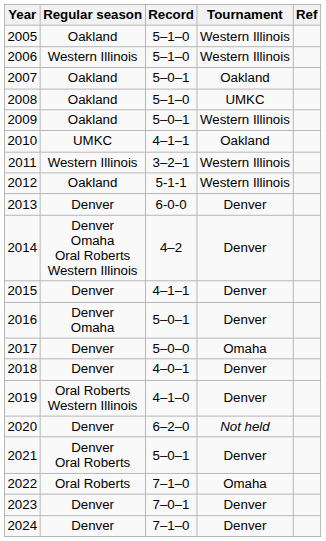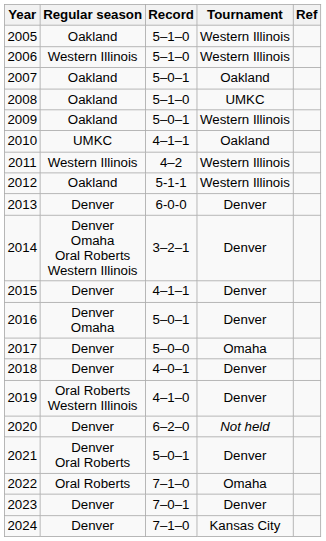(171, 162) 3–2–1 -> (171, 162) 4–2
(171, 248) 4–2 -> (171, 248) 3–2–1
(245, 525) Denver -> (245, 525) Kansas City
